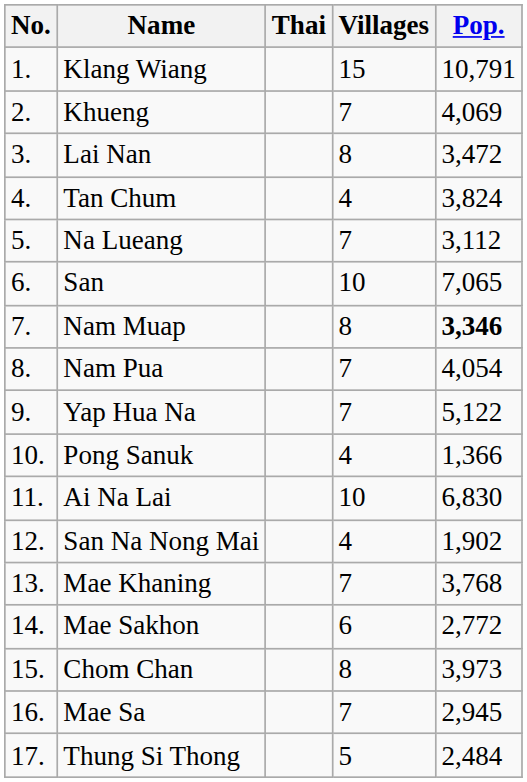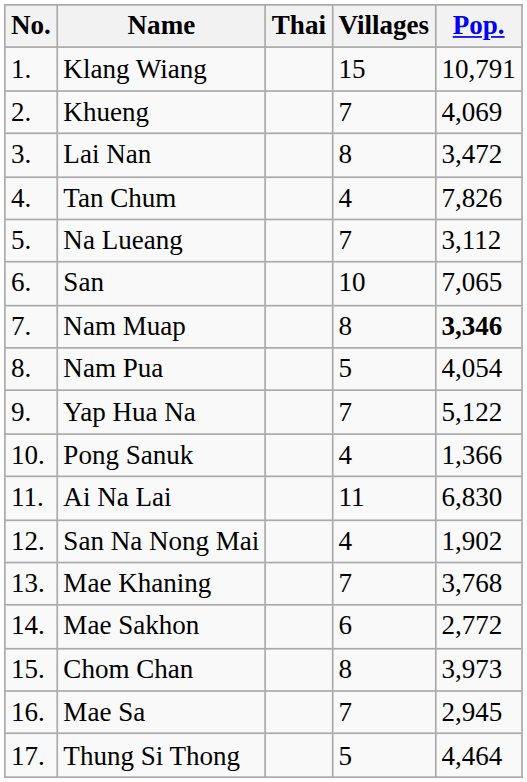(472, 197) 3,824 -> (472, 197) 7,826
(345, 369) 7 -> (345, 369) 5
(352, 497) 10 -> (351, 497) 11
(472, 754) 2,484 -> (472, 754) 4,464
